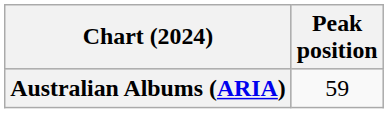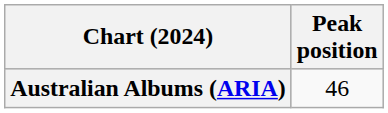(337, 88) 59 -> (337, 88) 46
